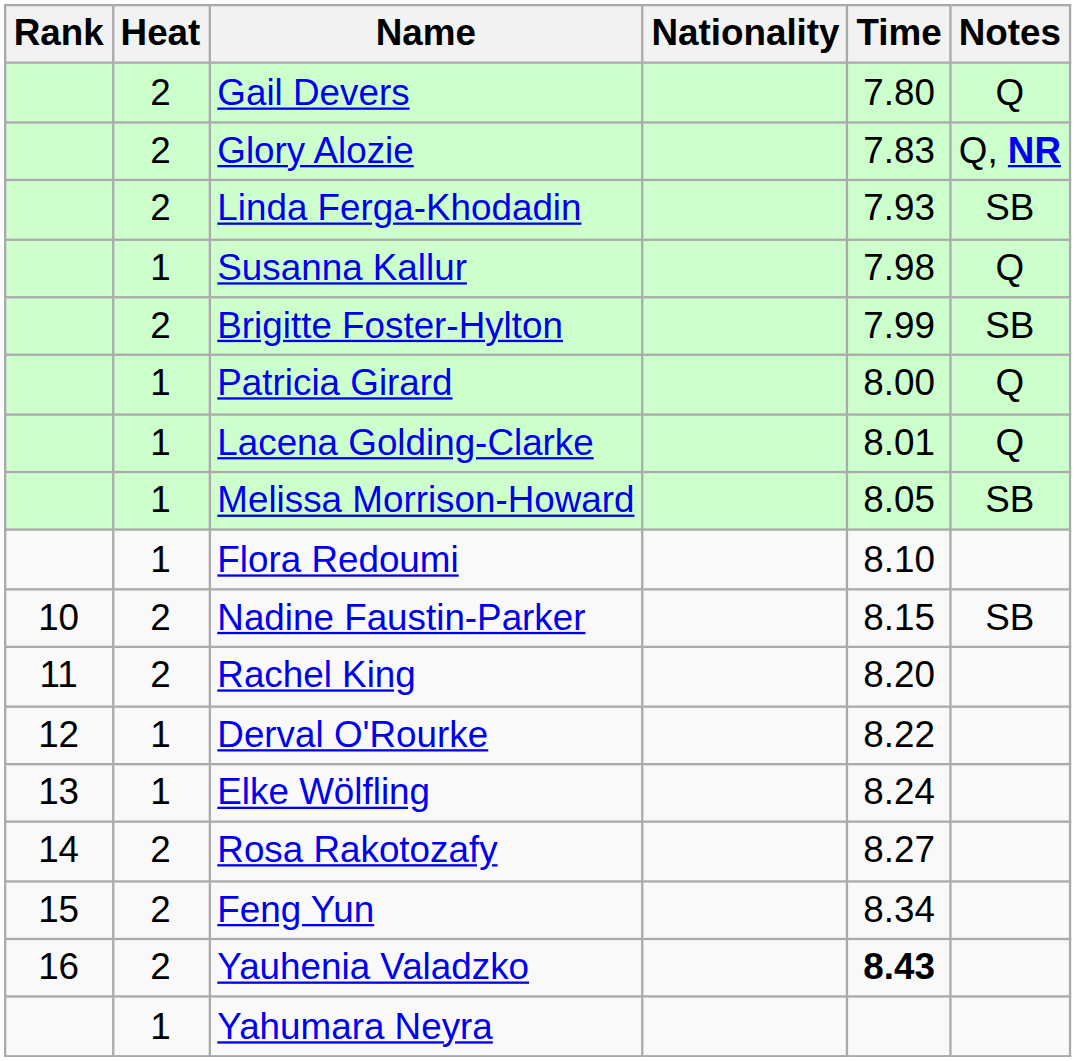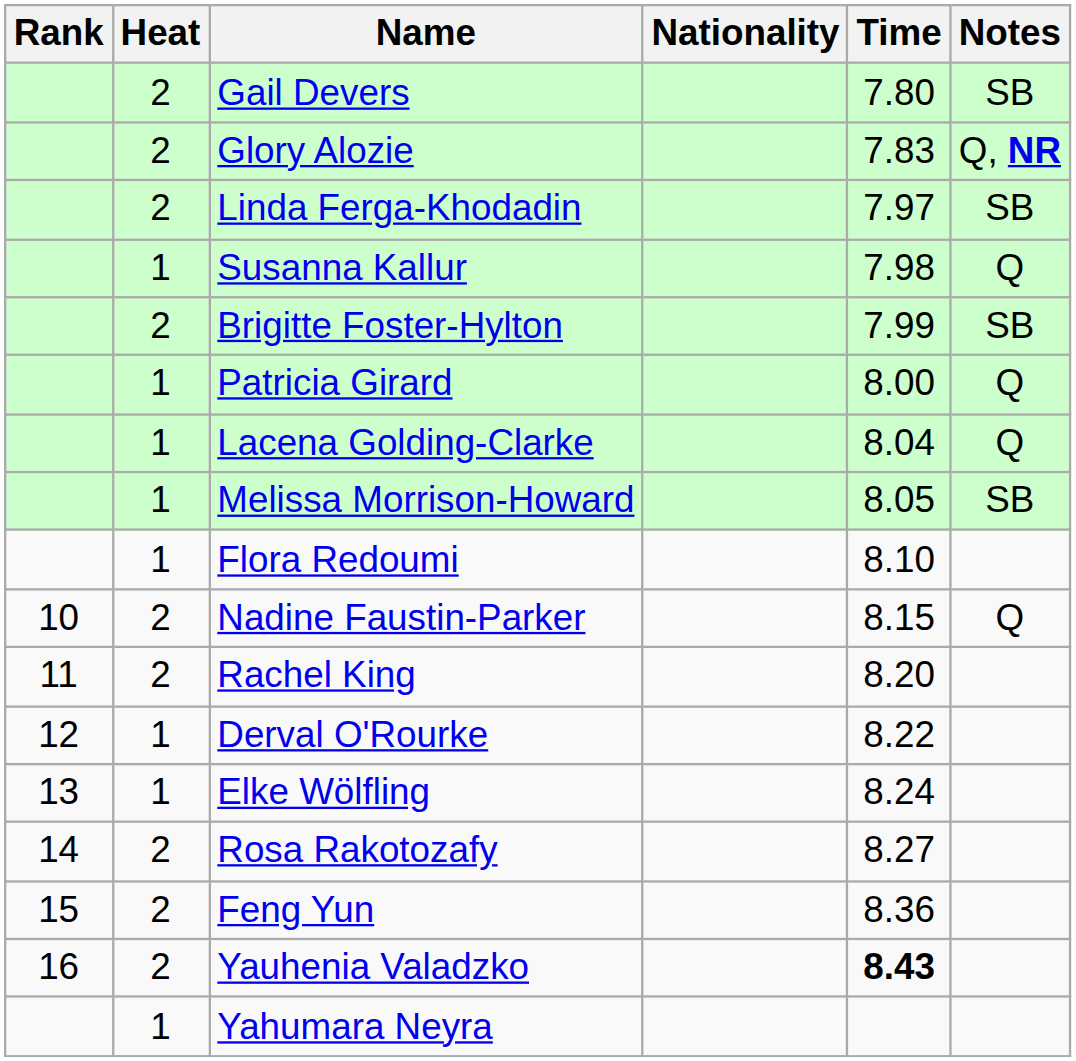(1010, 92) Q -> (1010, 92) SB
(899, 208) 7.93 -> (899, 208) 7.97
(899, 442) 8.01 -> (899, 442) 8.04
(1010, 617) SB -> (1010, 617) Q
(899, 909) 8.34 -> (899, 909) 8.36
